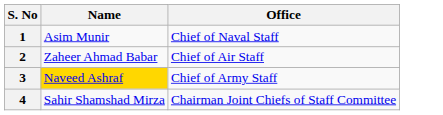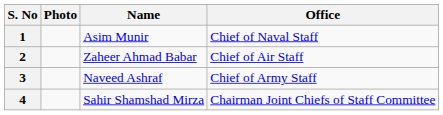+ column: (60, 15)
(83, 78) gold background -> (123, 78) no background
